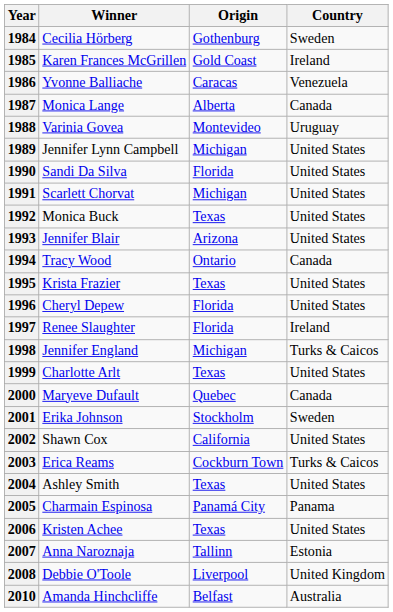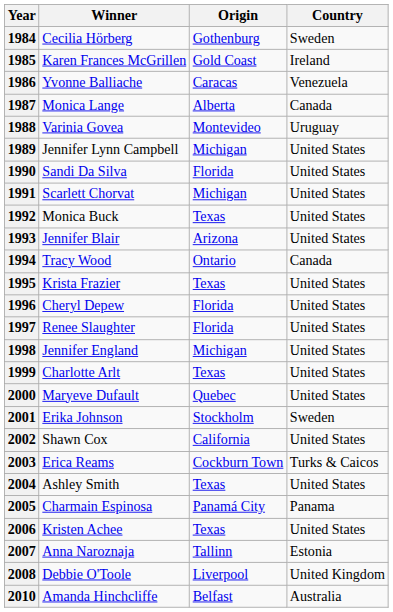(310, 328) Ireland -> (328, 328) United States
(334, 350) Turks & Caicos -> (328, 350) United States
(311, 395) Canada -> (328, 395) United States
